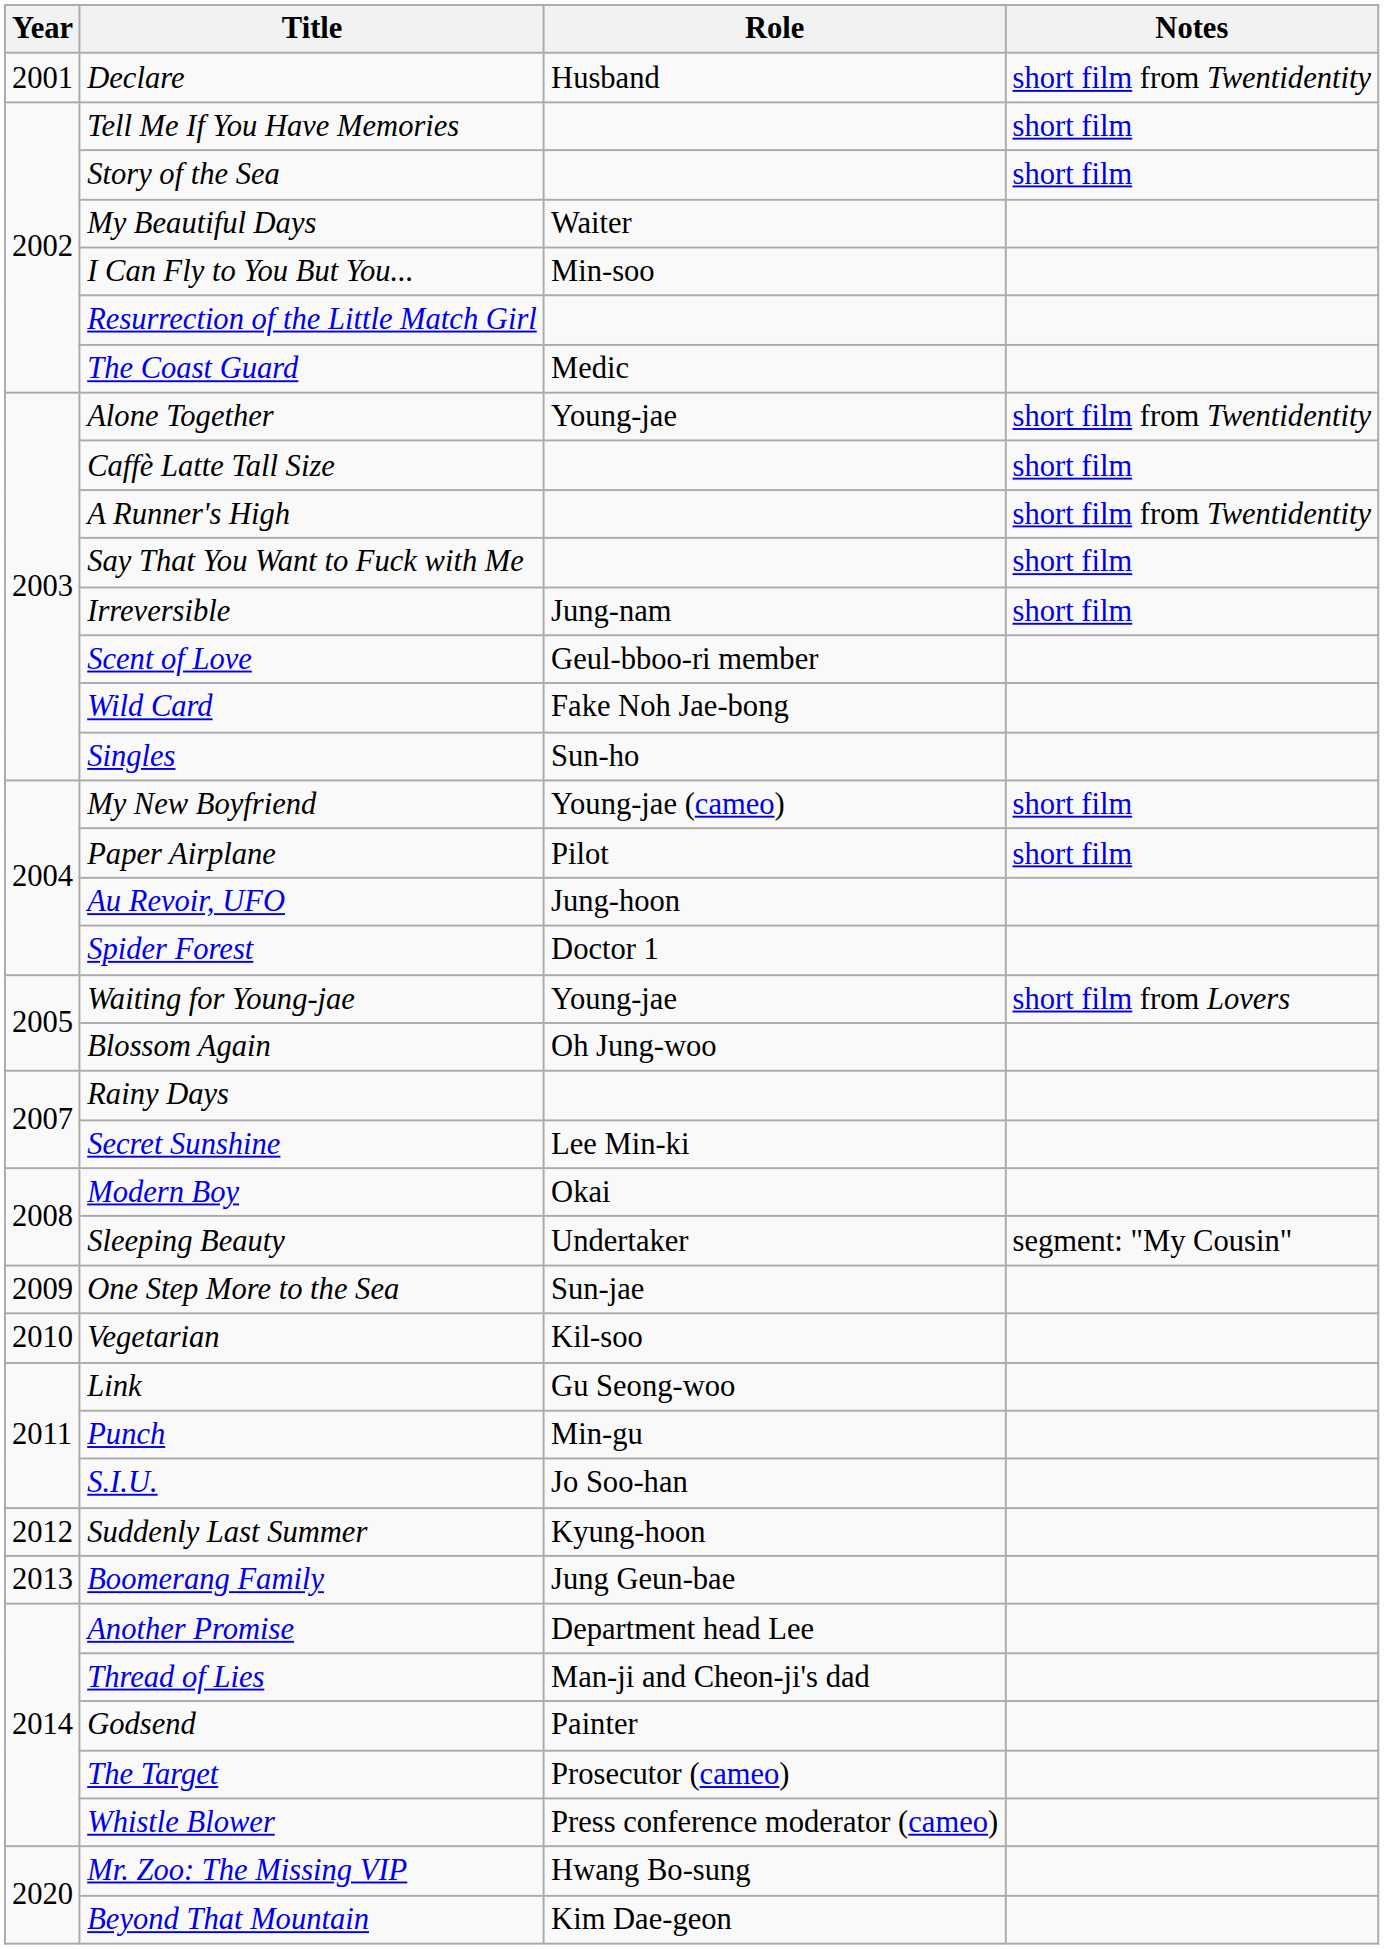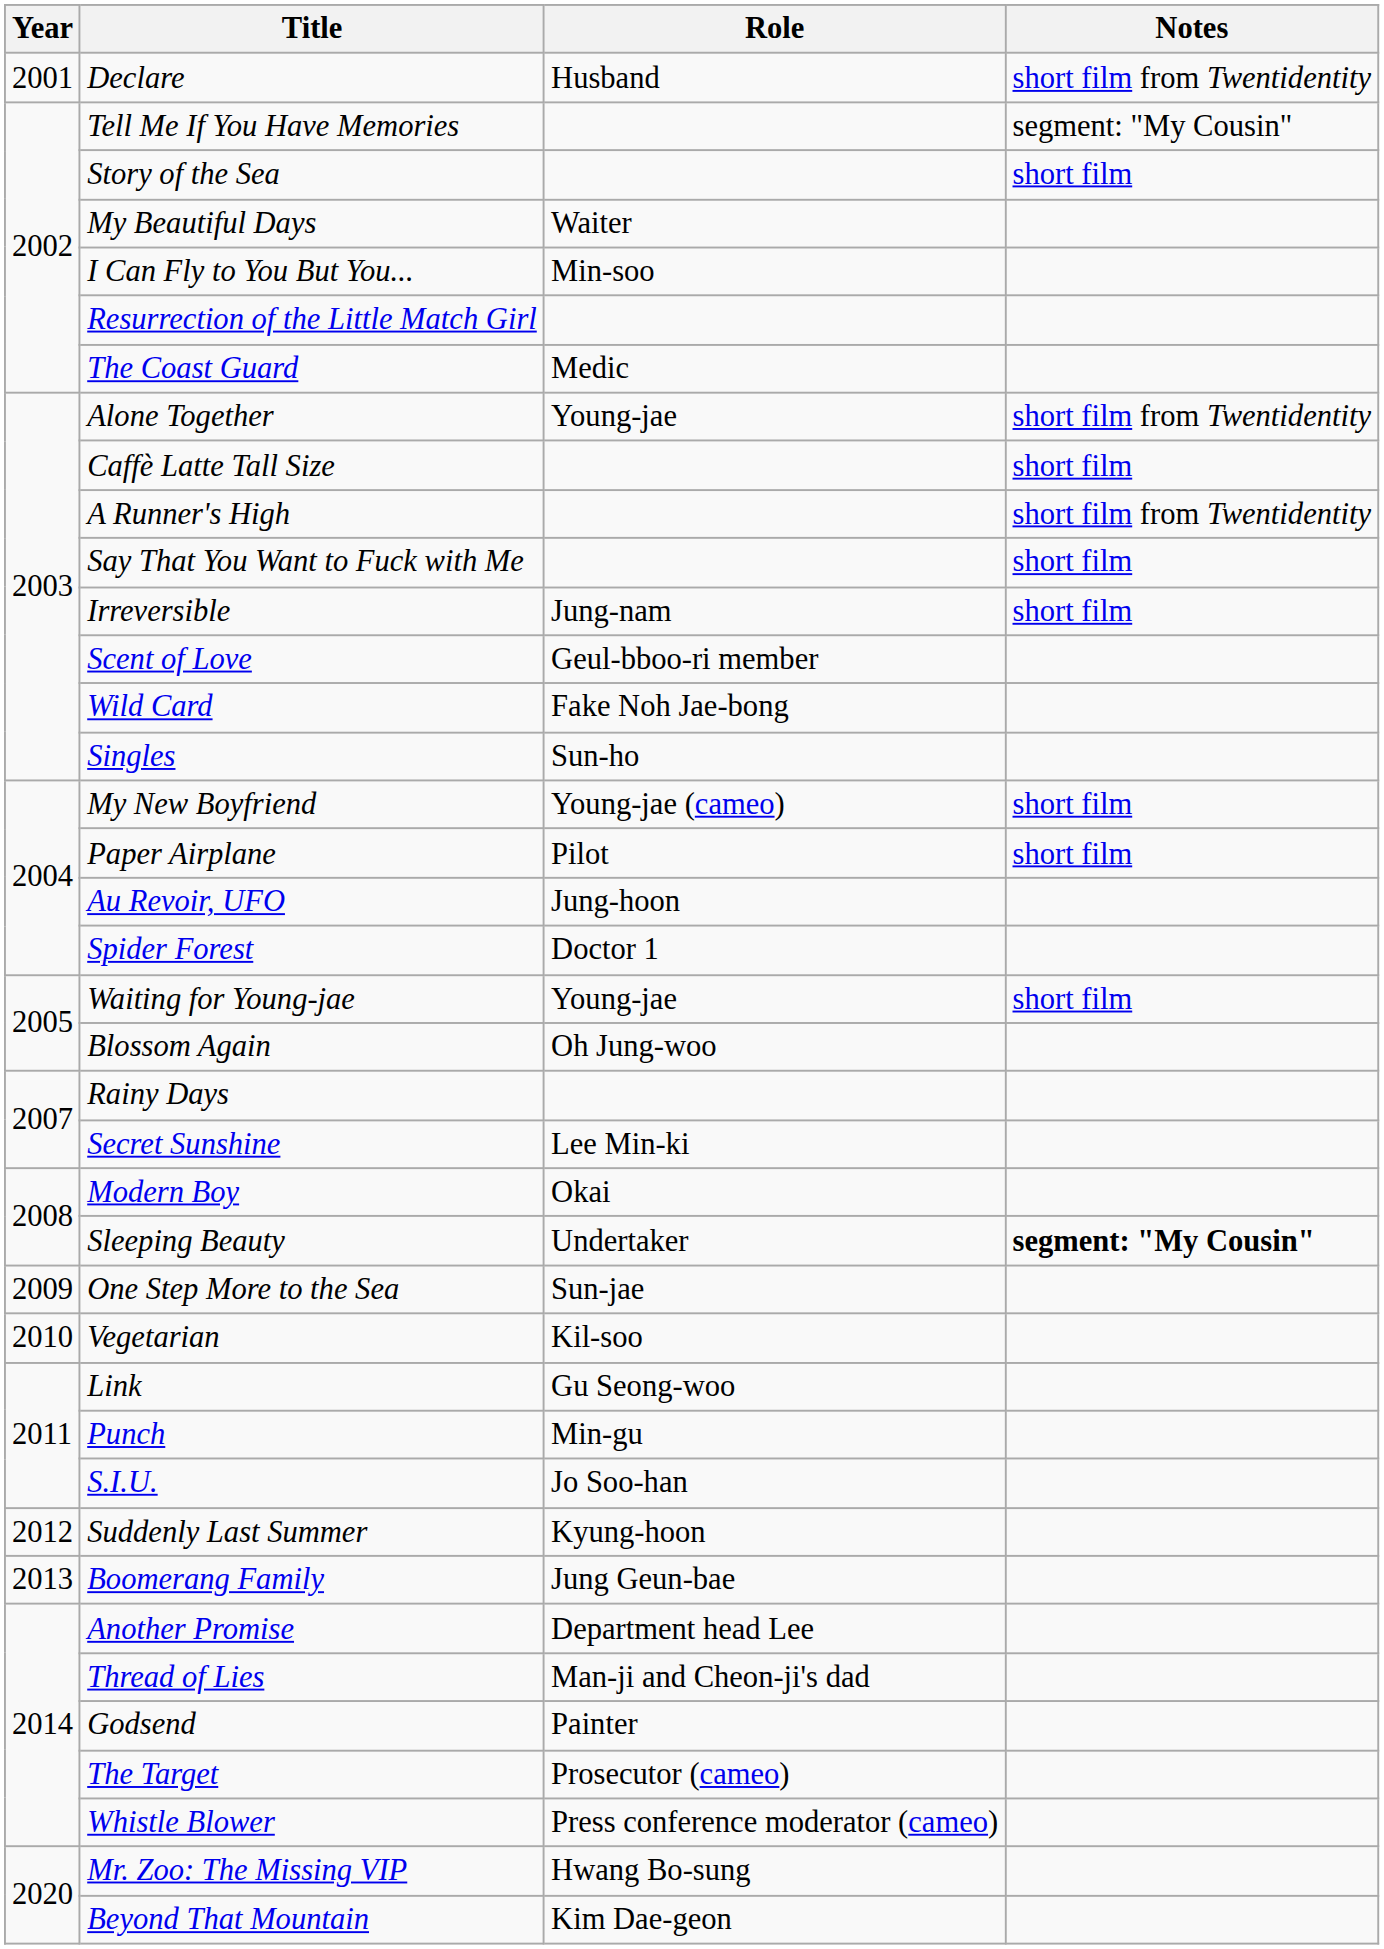(1072, 125) short film -> (1152, 125) segment: "My Cousin"
(1151, 998) short film from Lovers -> (1072, 998) short film
(1152, 1240) normal -> (1164, 1240) bold
